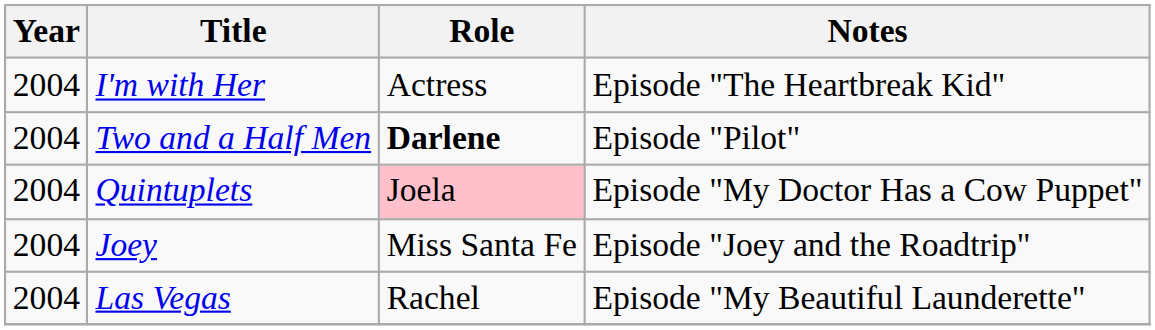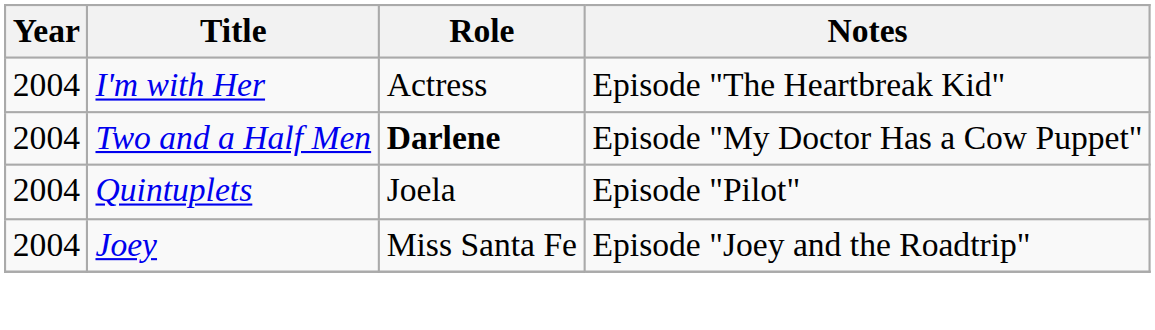(696, 137) Episode "Pilot" -> (868, 137) Episode "My Doctor Has a Cow Puppet"
(421, 191) pink background -> (421, 191) no background
(868, 191) Episode "My Doctor Has a Cow Puppet" -> (696, 191) Episode "Pilot"
- row: (163, 297)
